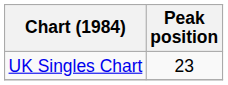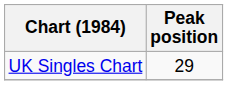(184, 65) 23 -> (184, 65) 29
